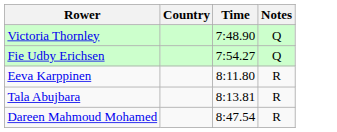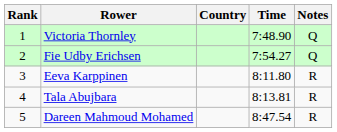+ column: (23, 14)
